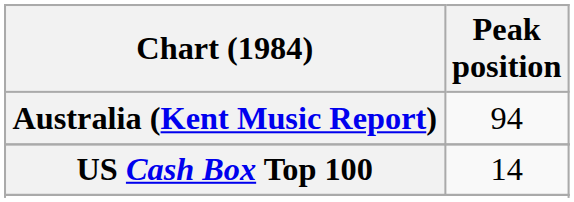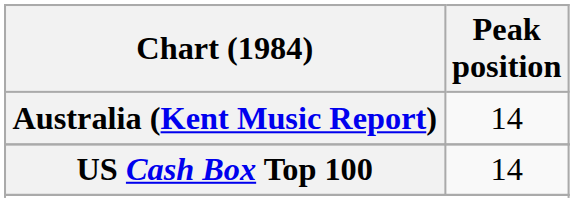(507, 117) 94 -> (507, 117) 14
